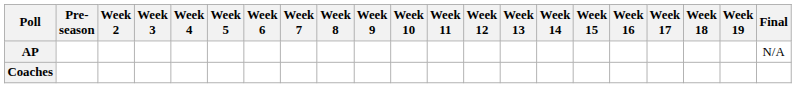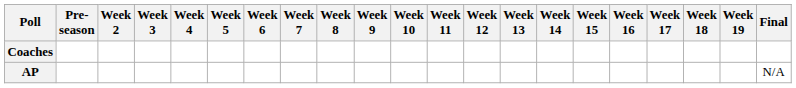rows swapped: (30, 51) <-> (30, 72)
